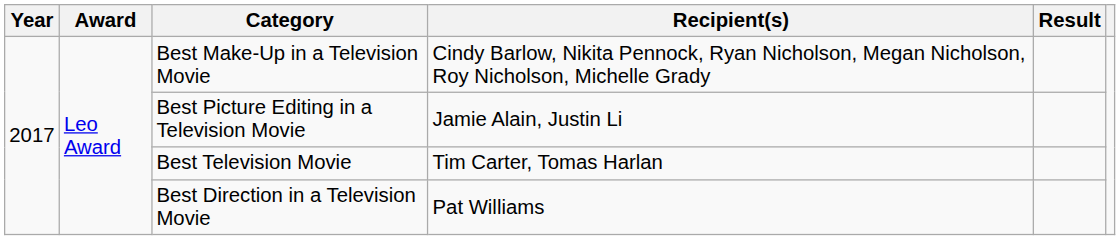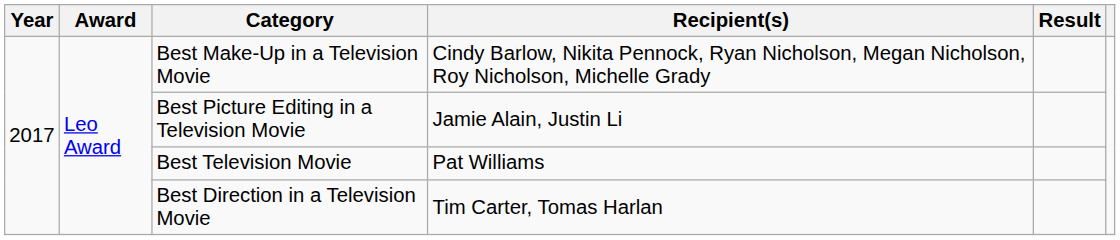(548, 163) Tim Carter, Tomas Harlan -> (488, 163) Pat Williams
(488, 206) Pat Williams -> (548, 206) Tim Carter, Tomas Harlan
